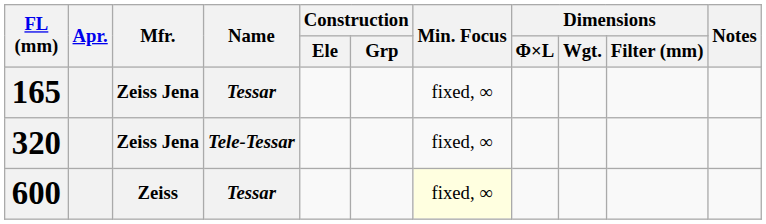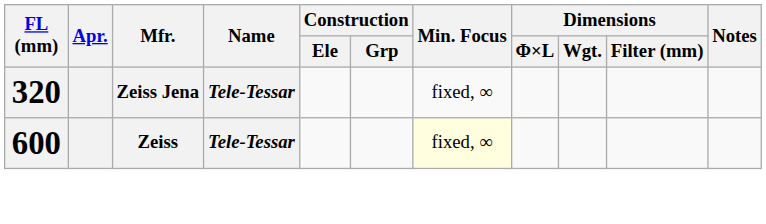- row: (36, 92)
(251, 193) Tessar -> (251, 142) Tele-Tessar
